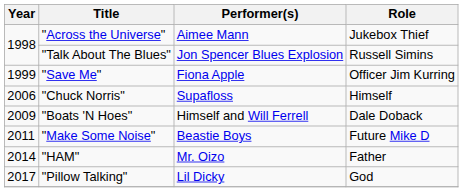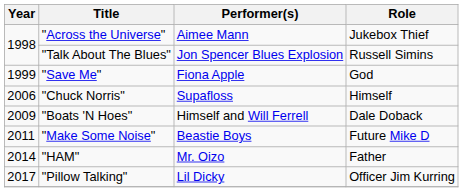(402, 75) Officer Jim Kurring -> (361, 75) God
(361, 177) God -> (402, 177) Officer Jim Kurring
